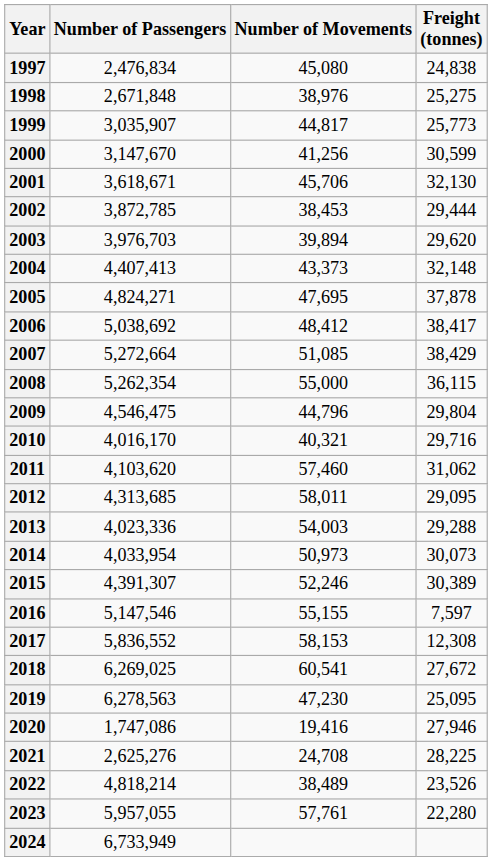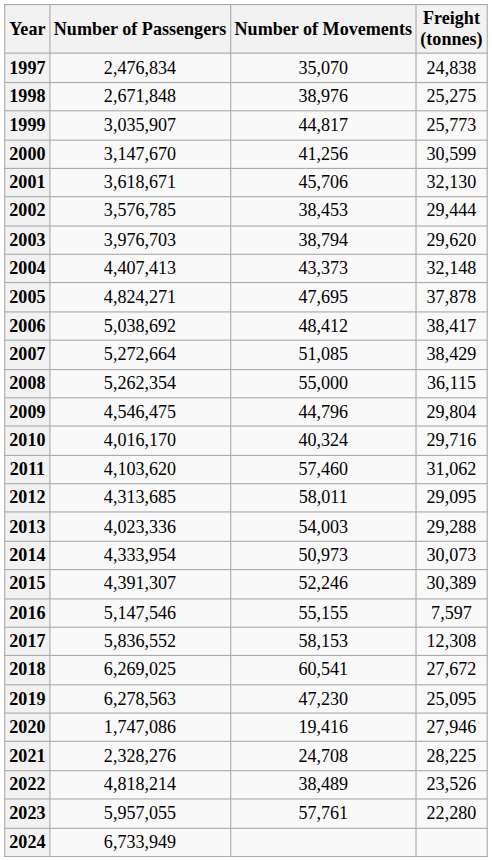(323, 67) 45,080 -> (323, 67) 35,070
(140, 211) 3,872,785 -> (140, 211) 3,576,785
(323, 239) 39,894 -> (323, 239) 38,794
(323, 440) 40,321 -> (323, 440) 40,324
(140, 555) 4,033,954 -> (140, 555) 4,333,954
(140, 756) 2,625,276 -> (140, 756) 2,328,276
